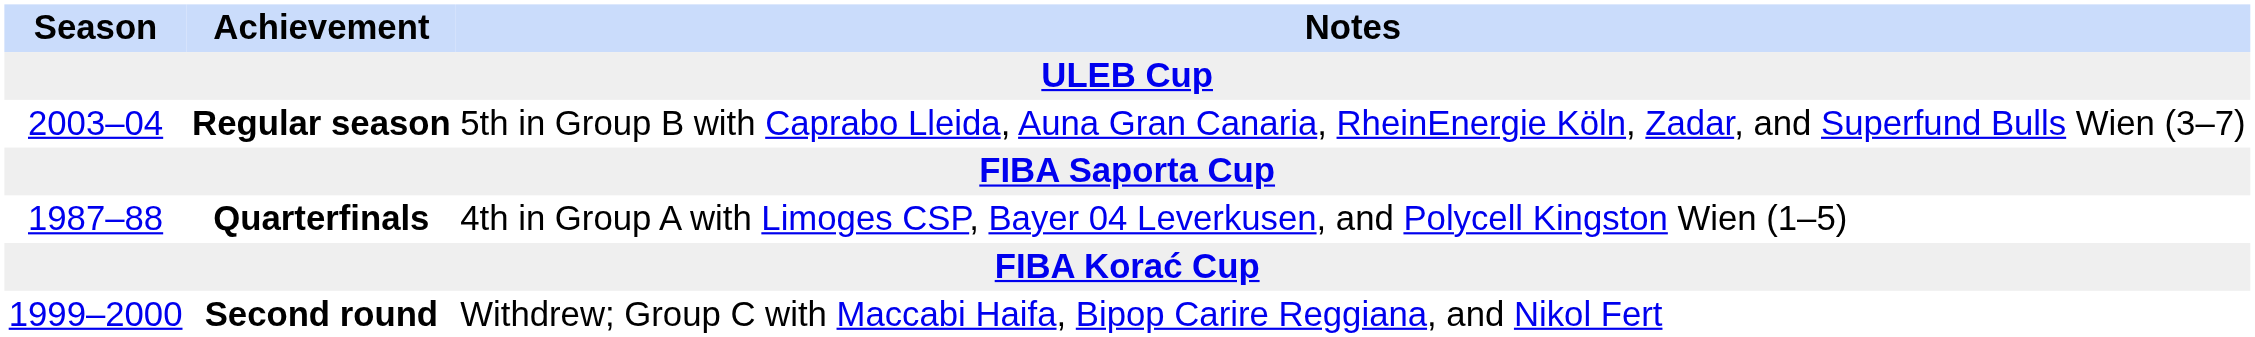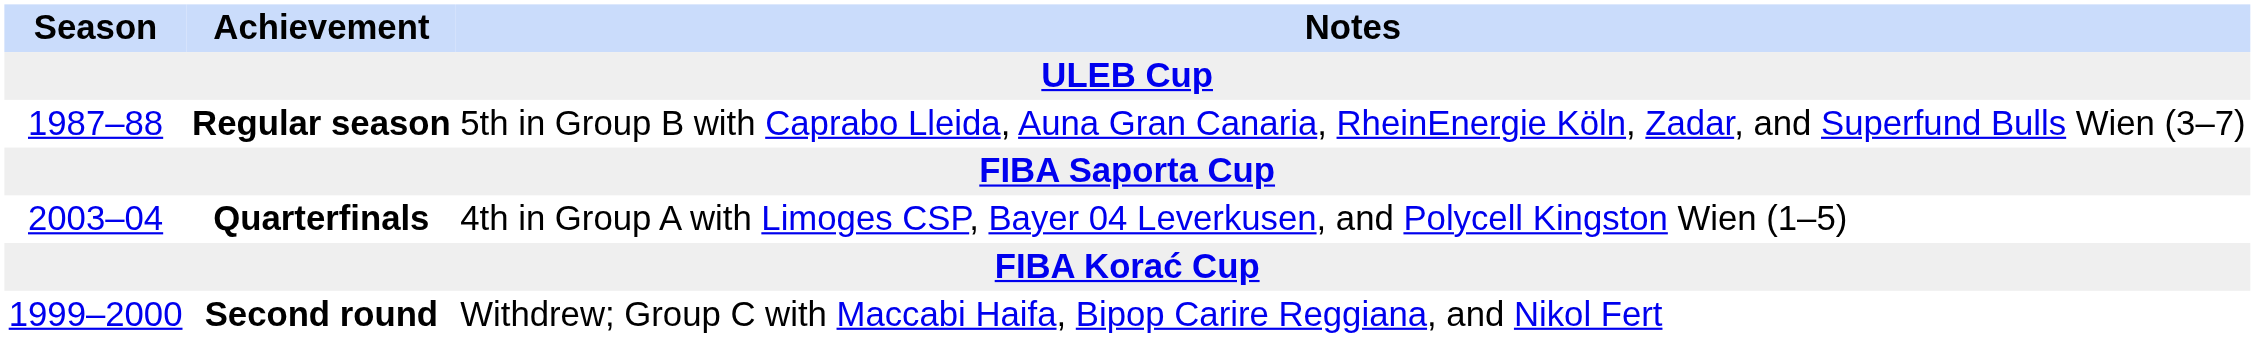(96, 123) 2003–04 -> (96, 123) 1987–88
(96, 218) 1987–88 -> (96, 218) 2003–04
